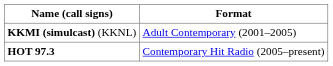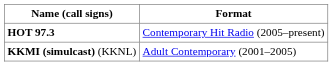rows swapped: (72, 32) <-> (31, 51)
